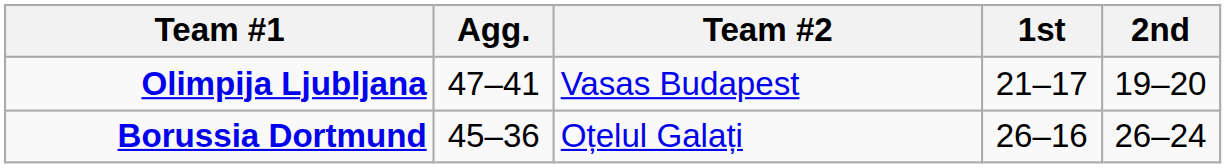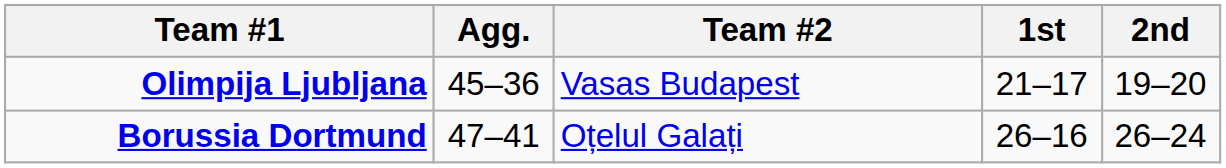(494, 83) 47–41 -> (494, 83) 45–36
(494, 135) 45–36 -> (494, 135) 47–41
